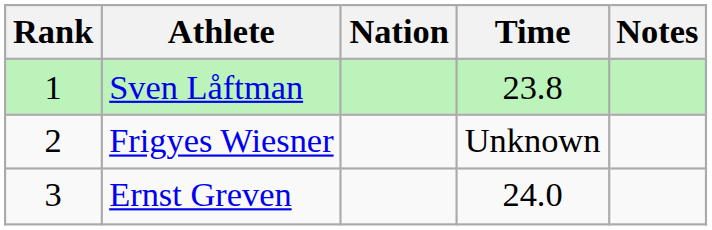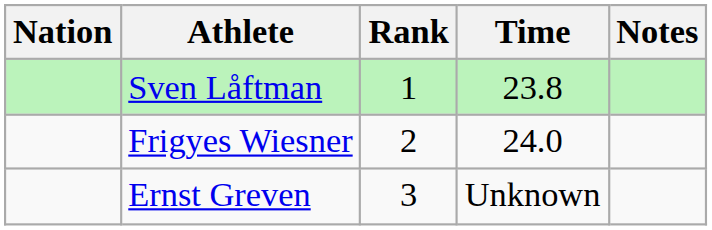columns swapped: (53, 31) <-> (399, 31)
(533, 140) Unknown -> (533, 140) 24.0
(533, 195) 24.0 -> (533, 195) Unknown
